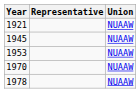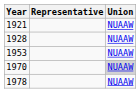+ row: (17, 39)
- row: (17, 39)
(120, 67) no background -> (120, 67) lightgrey background
